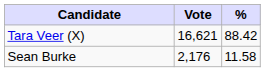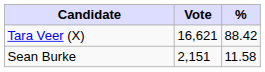(194, 56) 2,176 -> (194, 56) 2,151
